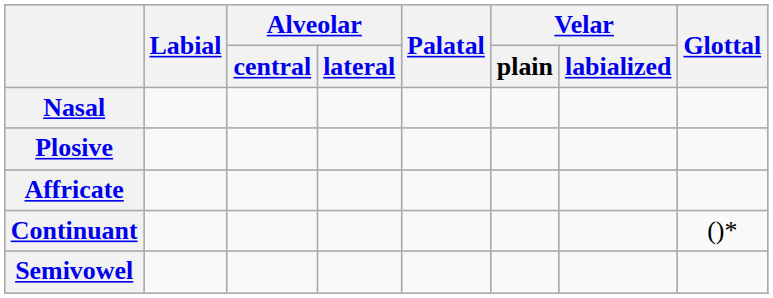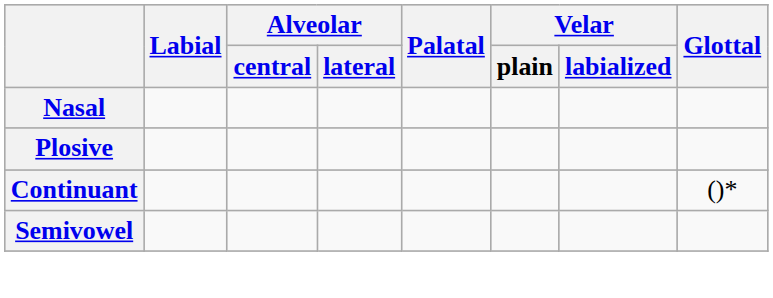- row: (74, 189)
